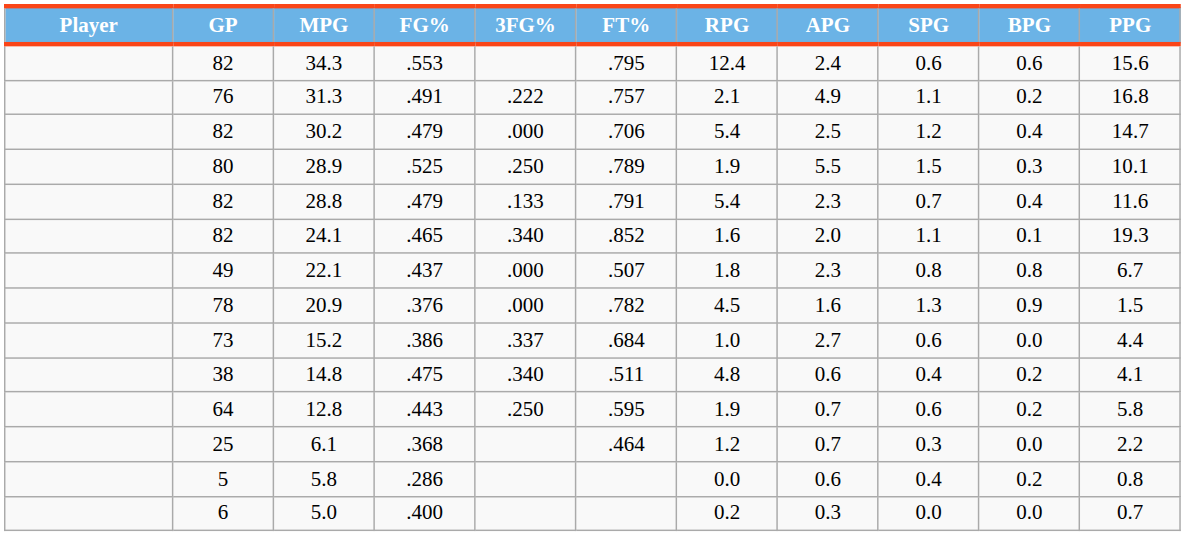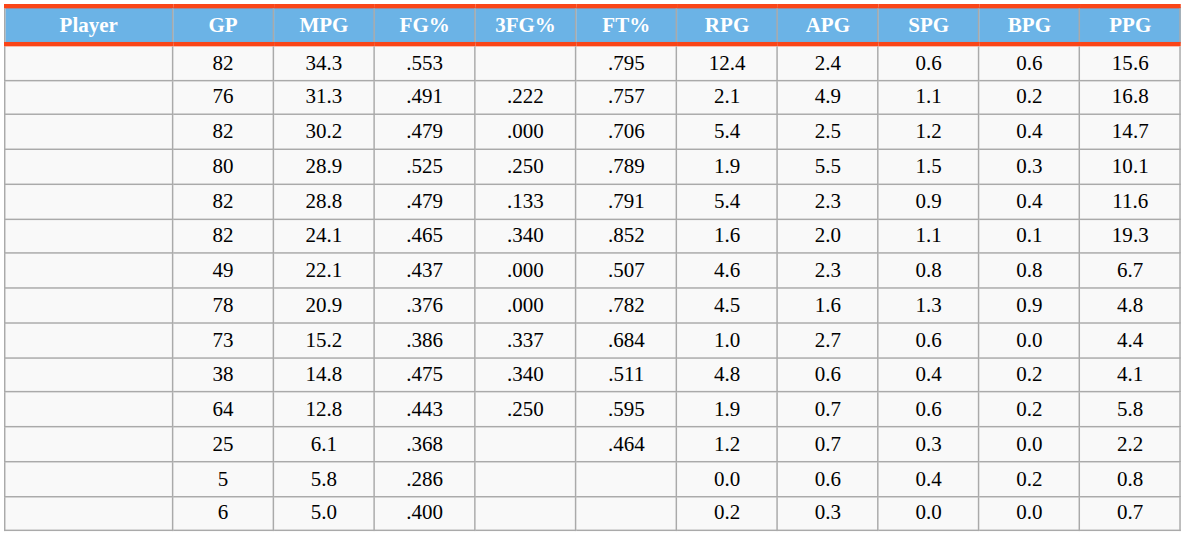(929, 201) 0.7 -> (929, 201) 0.9
(727, 270) 1.8 -> (727, 270) 4.6
(1130, 305) 1.5 -> (1130, 305) 4.8
